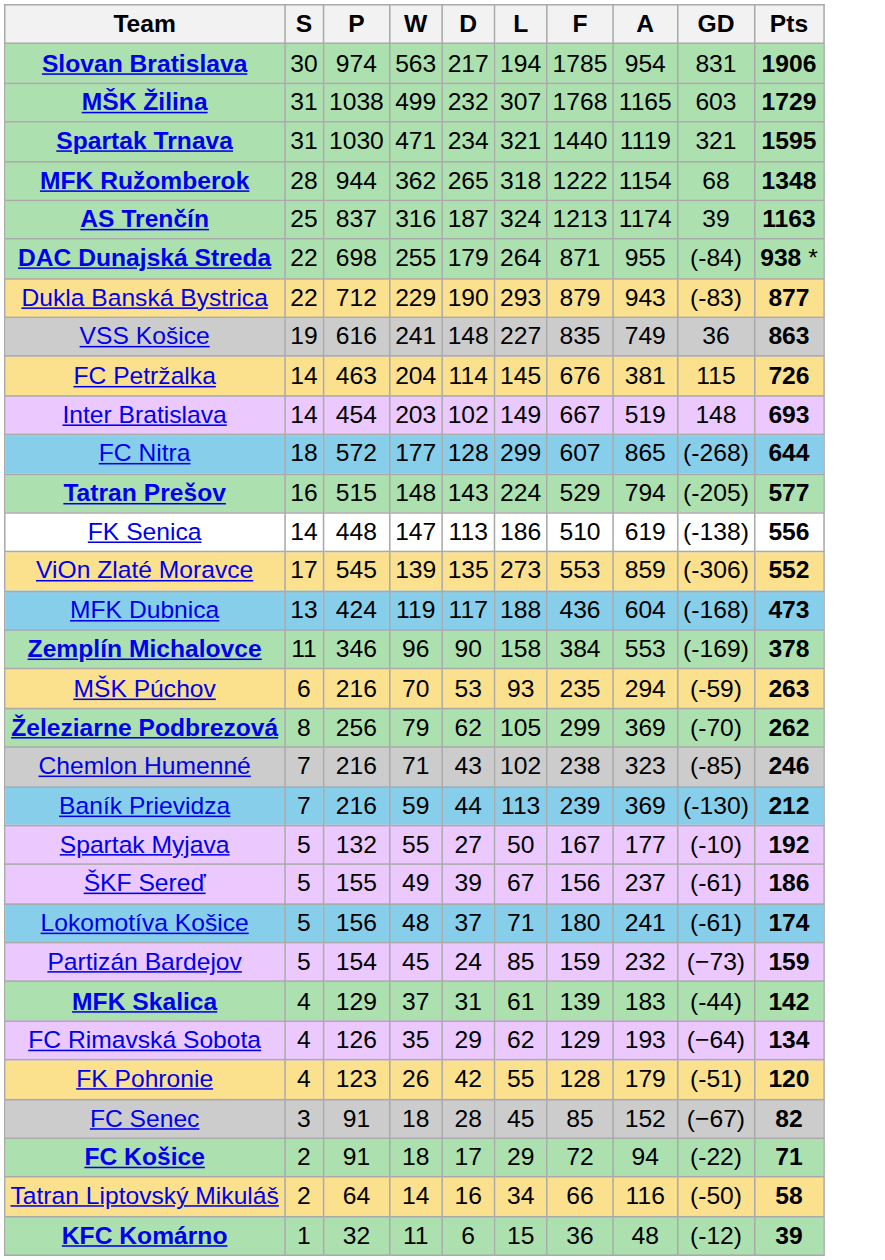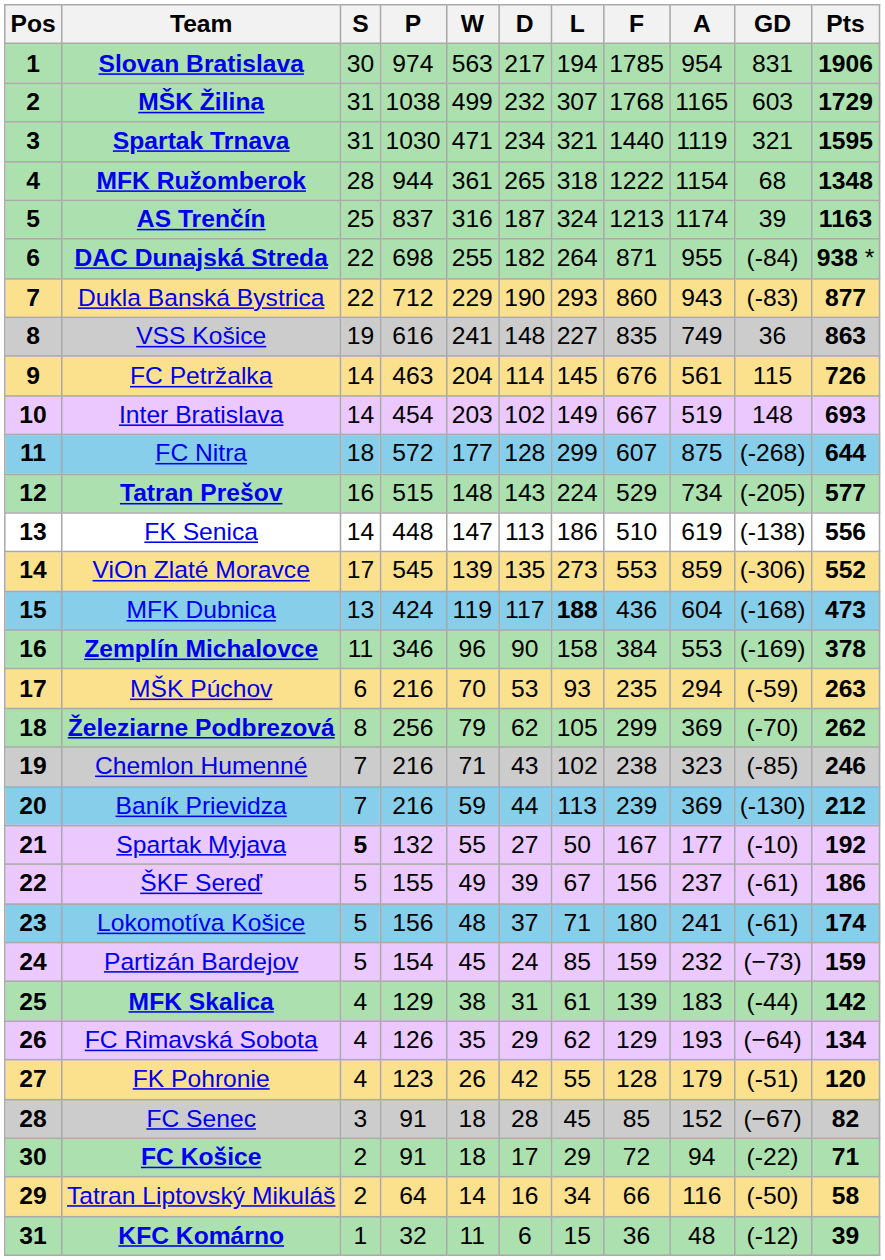+ column: (33, 24)
(416, 180) 362 -> (472, 180) 361
(468, 258) 179 -> (525, 258) 182
(580, 297) 879 -> (637, 297) 860
(645, 375) 381 -> (702, 375) 561
(645, 453) 865 -> (702, 453) 875
(645, 492) 794 -> (702, 492) 734
(521, 610) normal -> (577, 610) bold
(304, 844) normal -> (360, 844) bold
(416, 1000) 37 -> (472, 1000) 38
